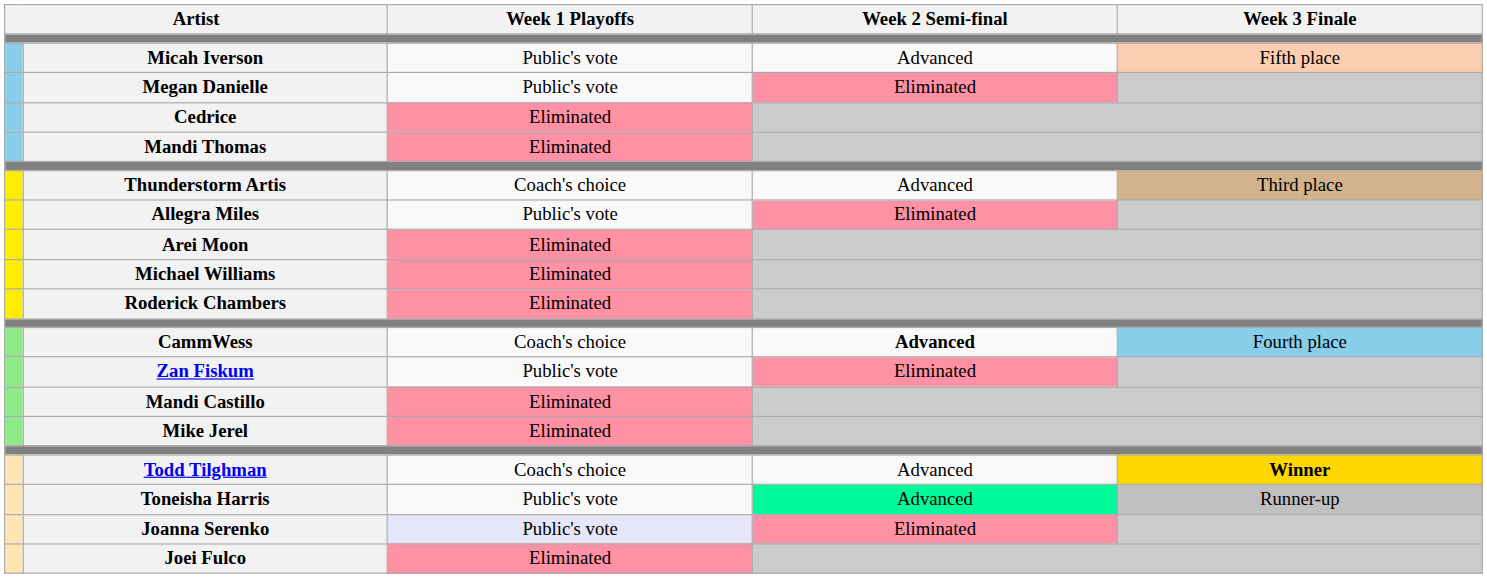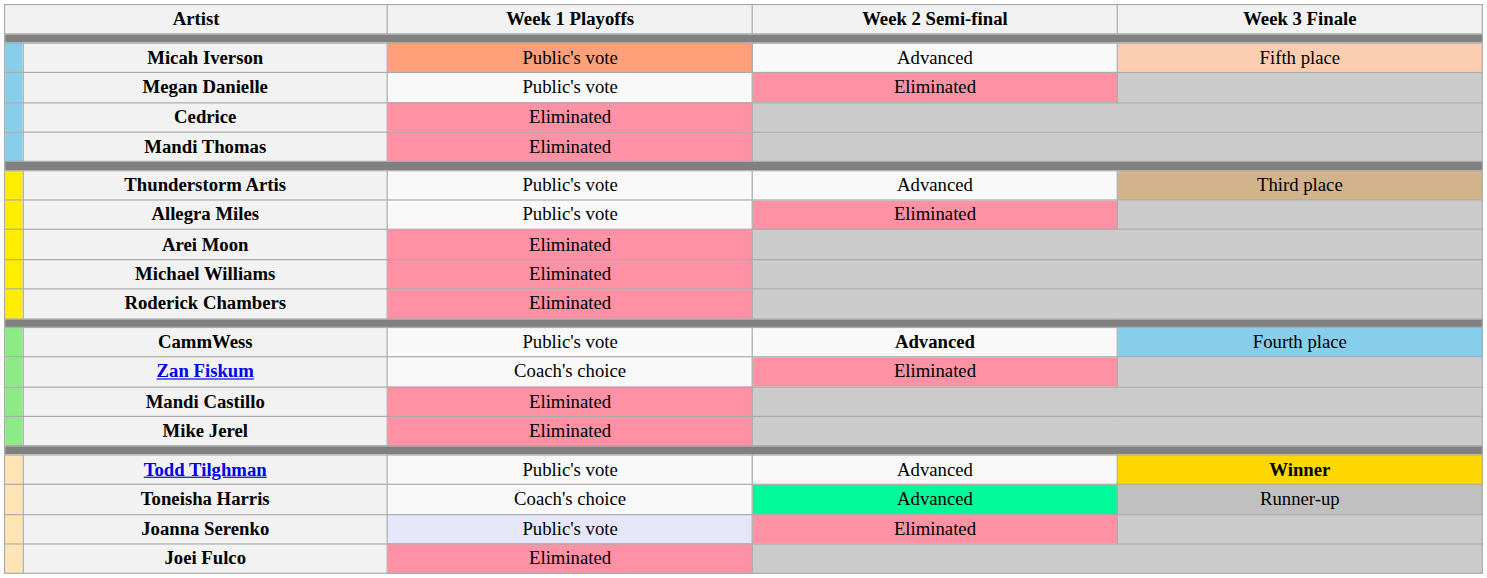(570, 57) no background -> (570, 57) lightsalmon background
(570, 185) Coach's choice -> (570, 185) Public's vote
(570, 342) Coach's choice -> (570, 342) Public's vote
(570, 371) Public's vote -> (570, 371) Coach's choice
(570, 469) Coach's choice -> (570, 469) Public's vote
(570, 499) Public's vote -> (570, 499) Coach's choice
